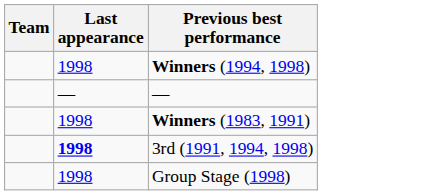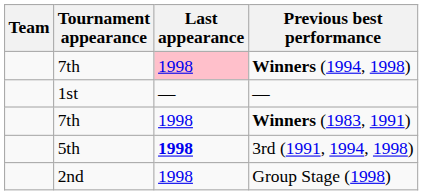+ column: (104, 28)
(75, 65) no background -> (176, 65) pink background
